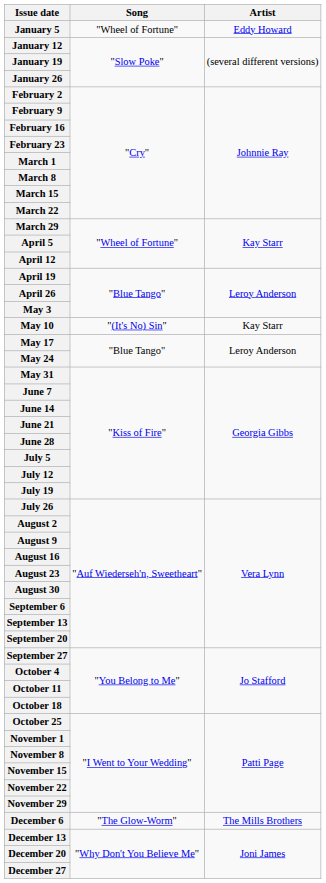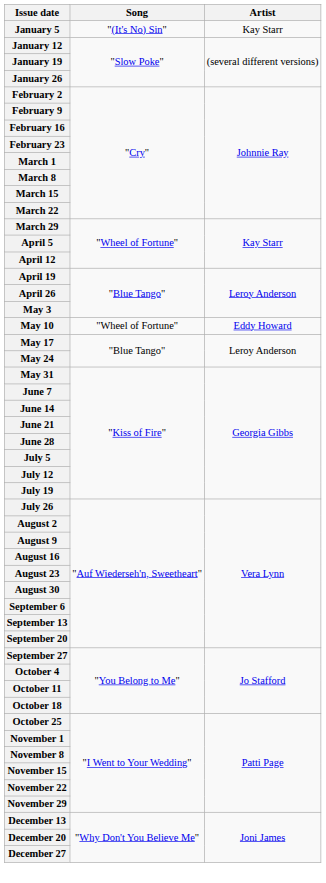(137, 29) "Wheel of Fortune" -> (137, 29) "(It's No) Sin"
(263, 29) Eddy Howard -> (263, 29) Kay Starr
(137, 326) "(It's No) Sin" -> (137, 326) "Wheel of Fortune"
(263, 326) Kay Starr -> (263, 326) Eddy Howard
- row: (37, 820)
